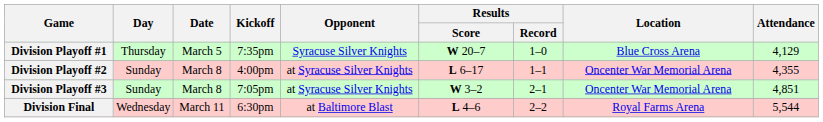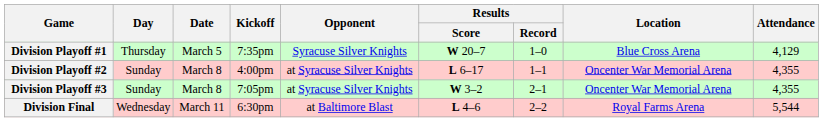(786, 88) 4,851 -> (786, 88) 4,355
